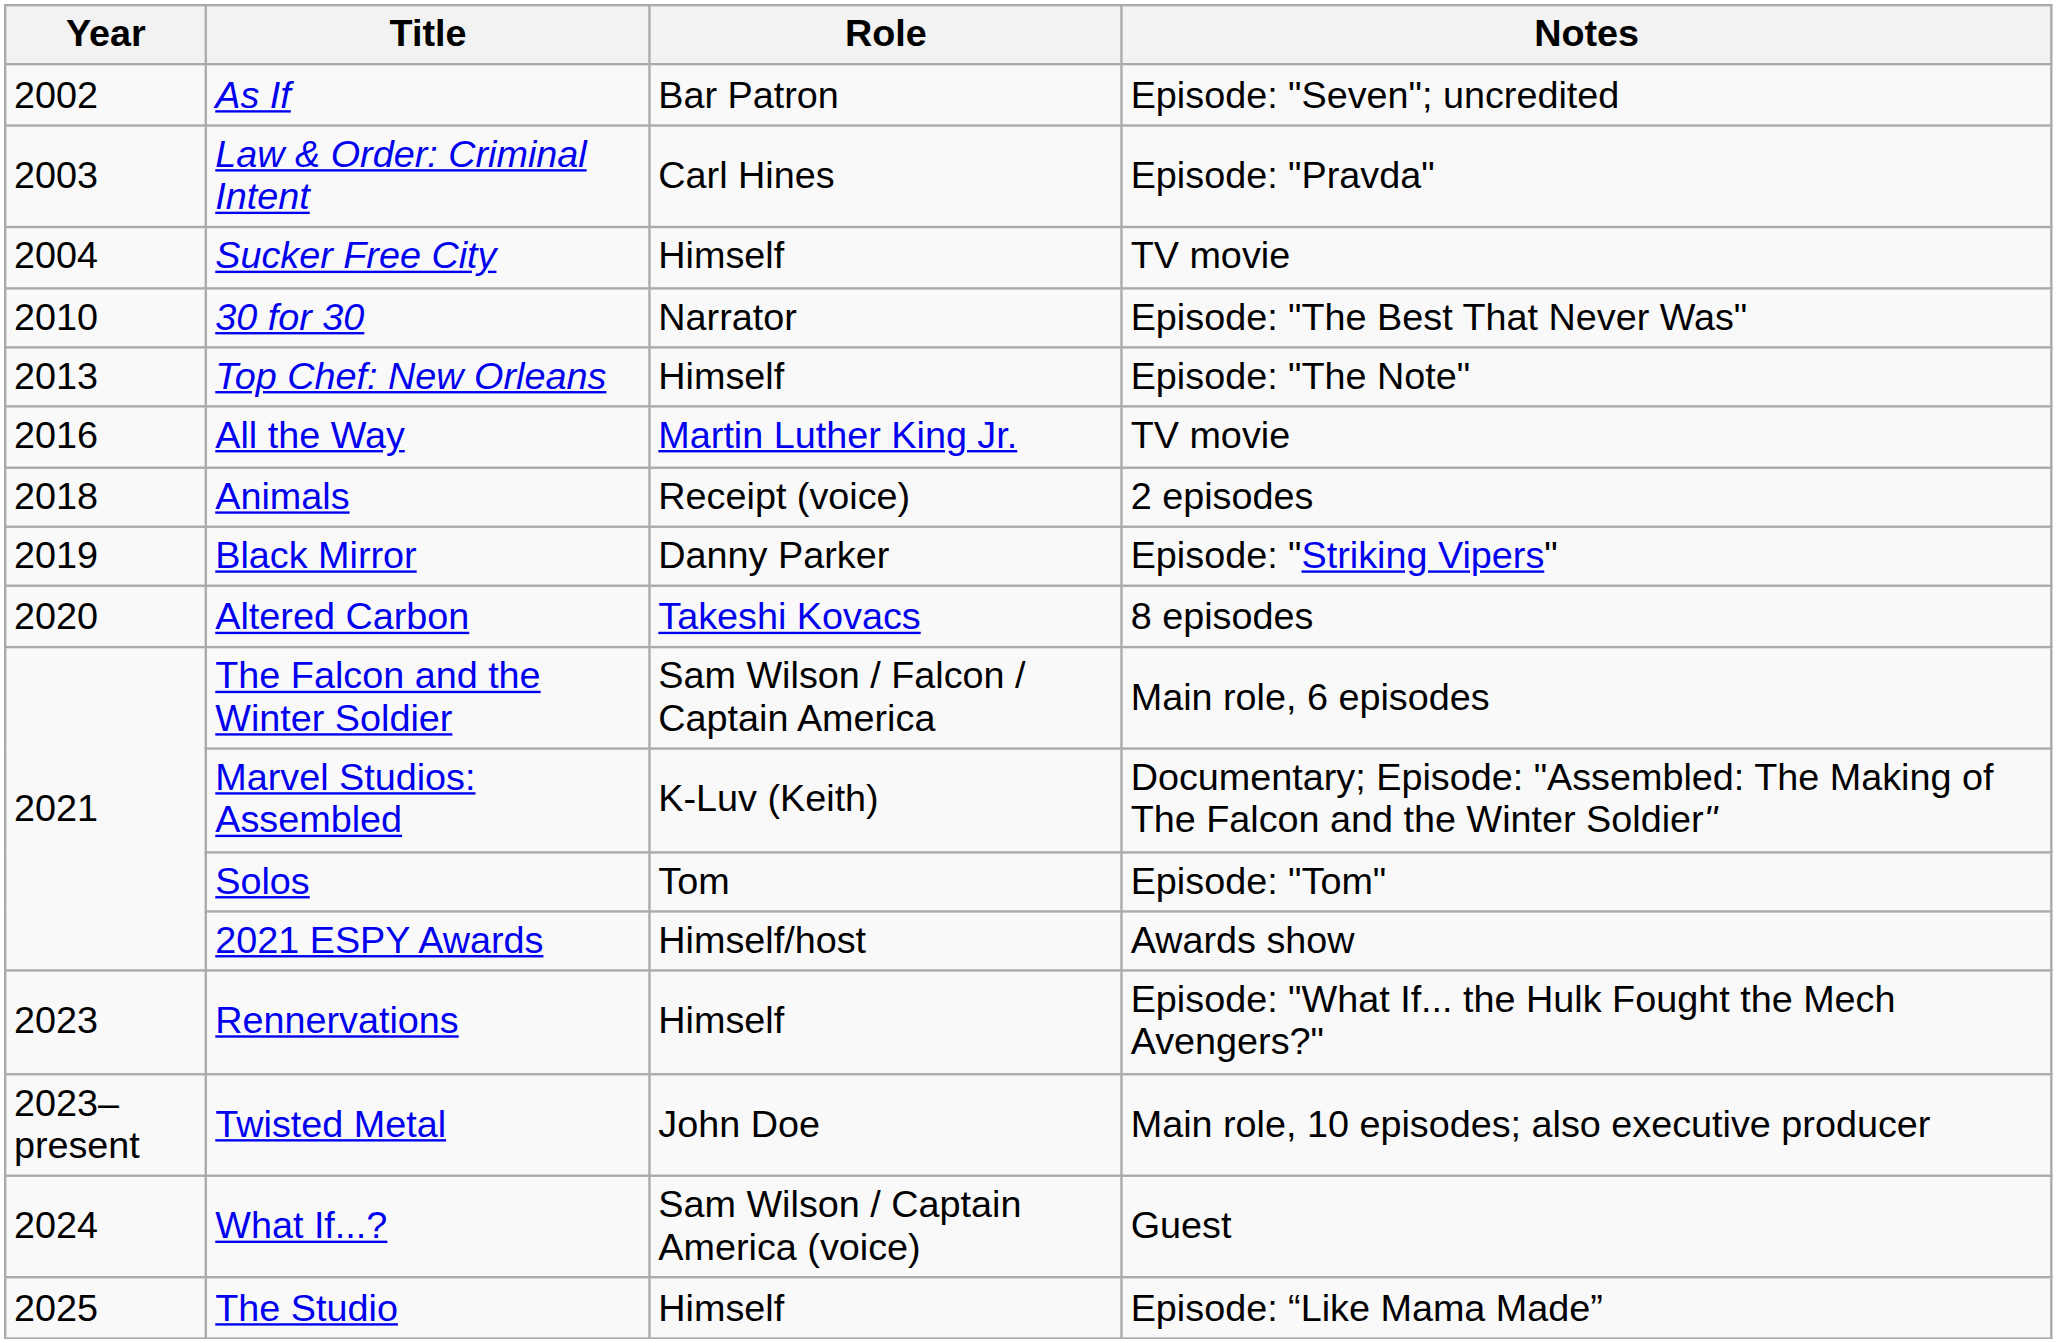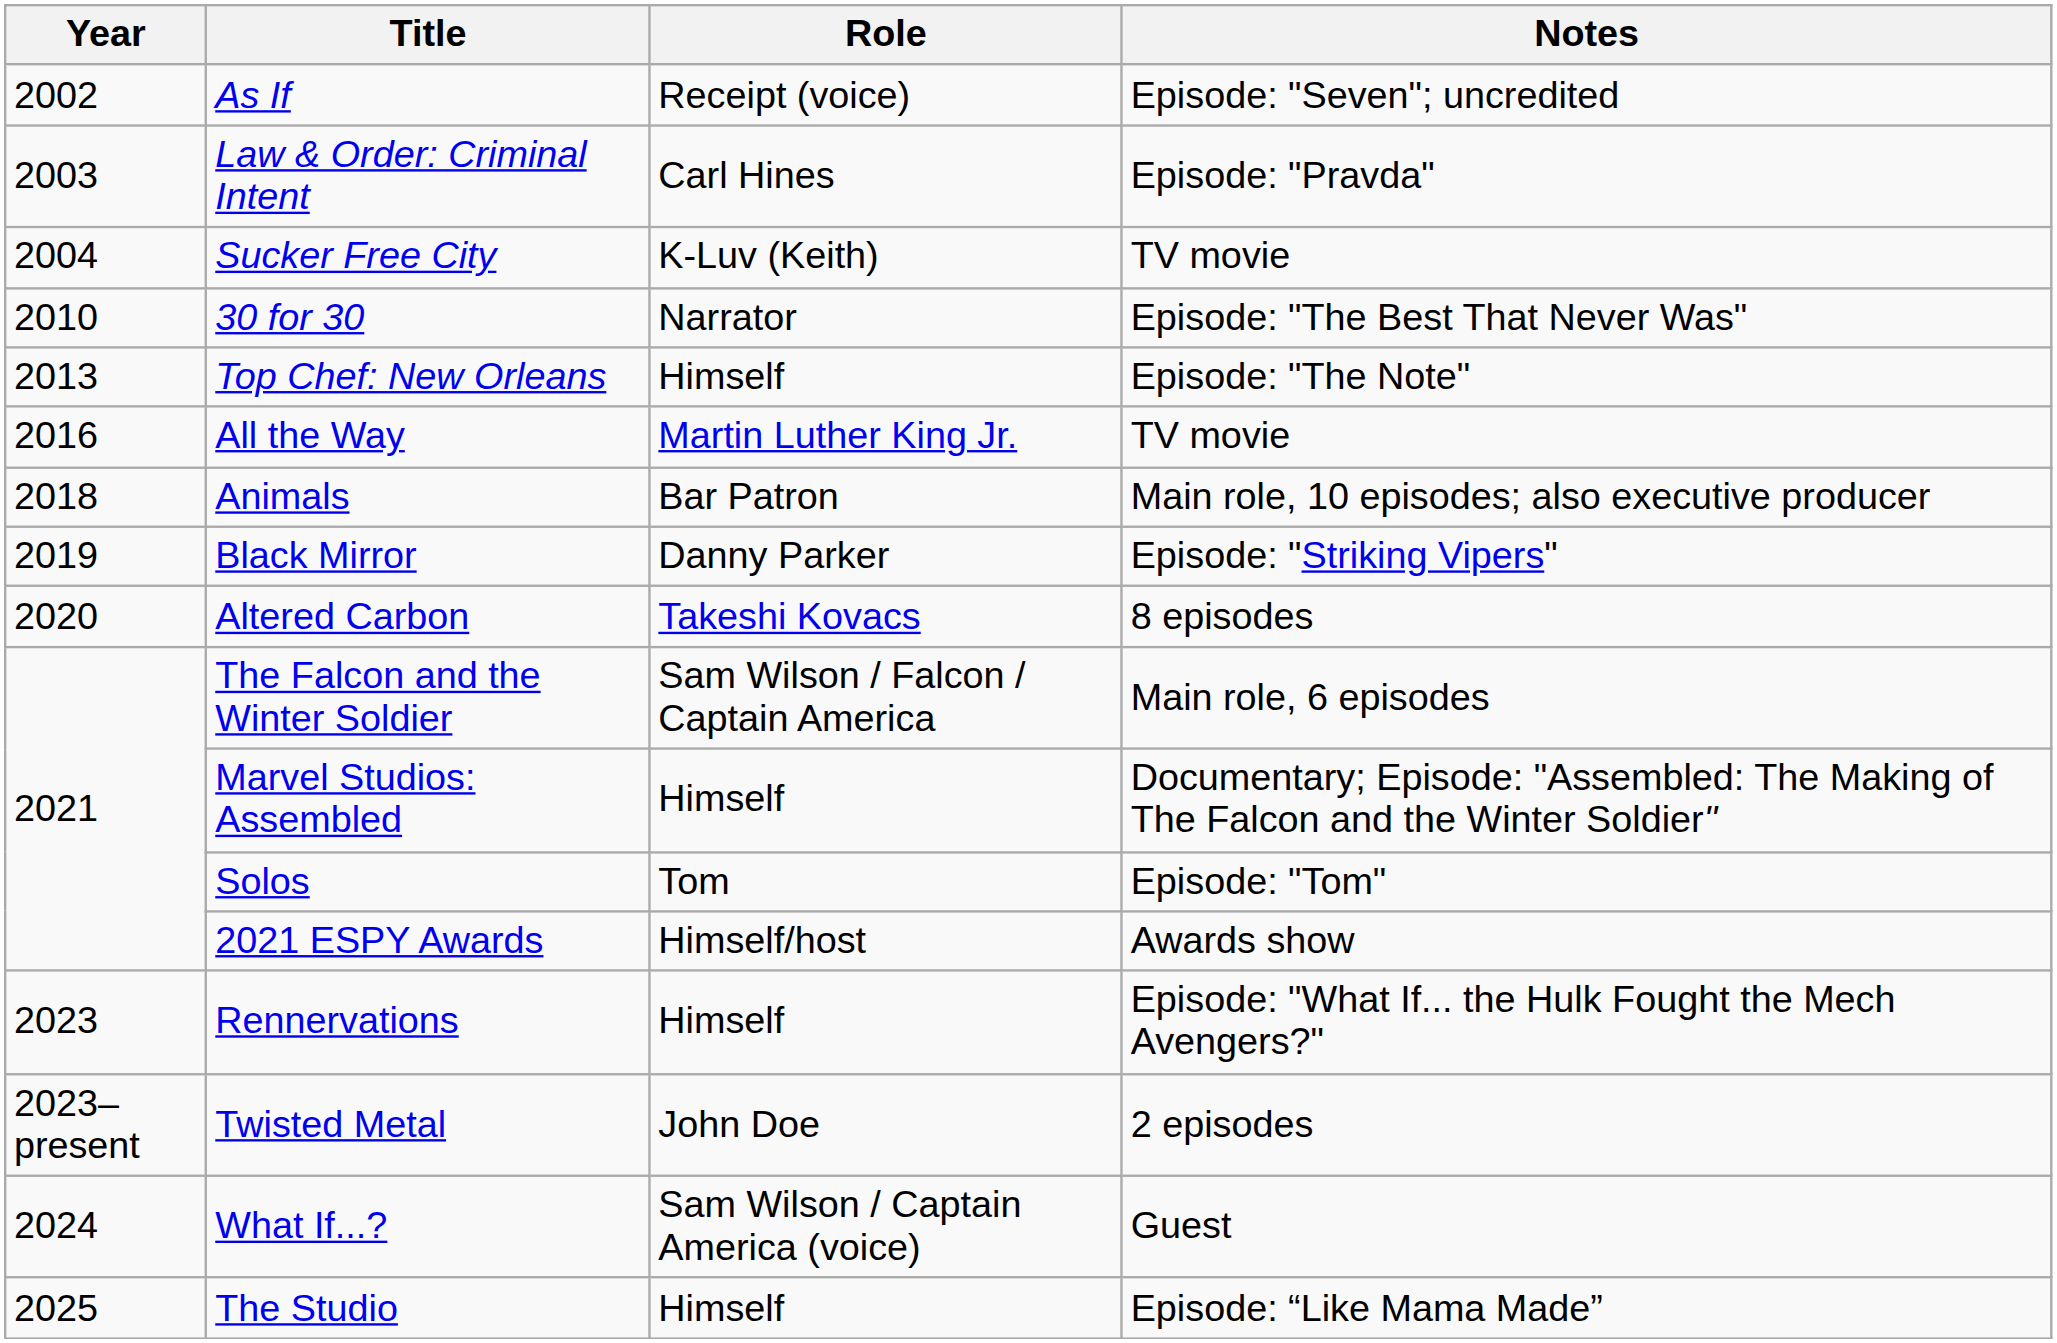(749, 94) Bar Patron -> (784, 94) Receipt (voice)
(721, 256) Himself -> (769, 256) K-Luv (Keith)
(784, 496) Receipt (voice) -> (749, 496) Bar Patron
(1222, 496) 2 episodes -> (1531, 496) Main role, 10 episodes; also executive producer
(769, 799) K-Luv (Keith) -> (721, 799) Himself
(1531, 1123) Main role, 10 episodes; also executive producer -> (1222, 1123) 2 episodes
